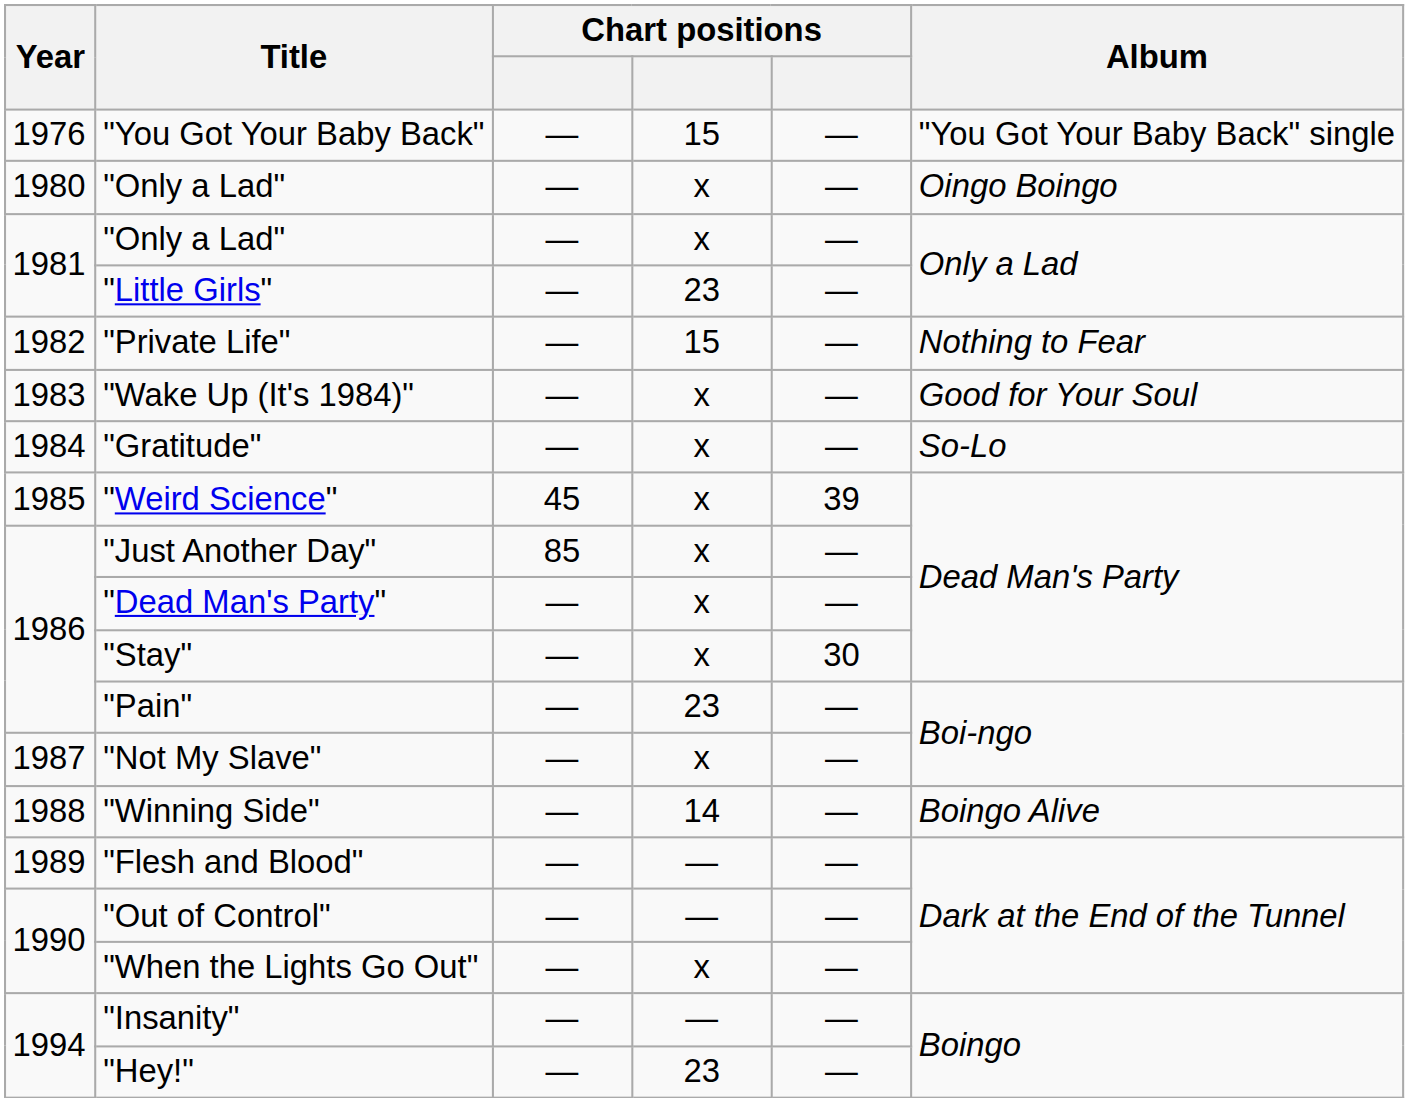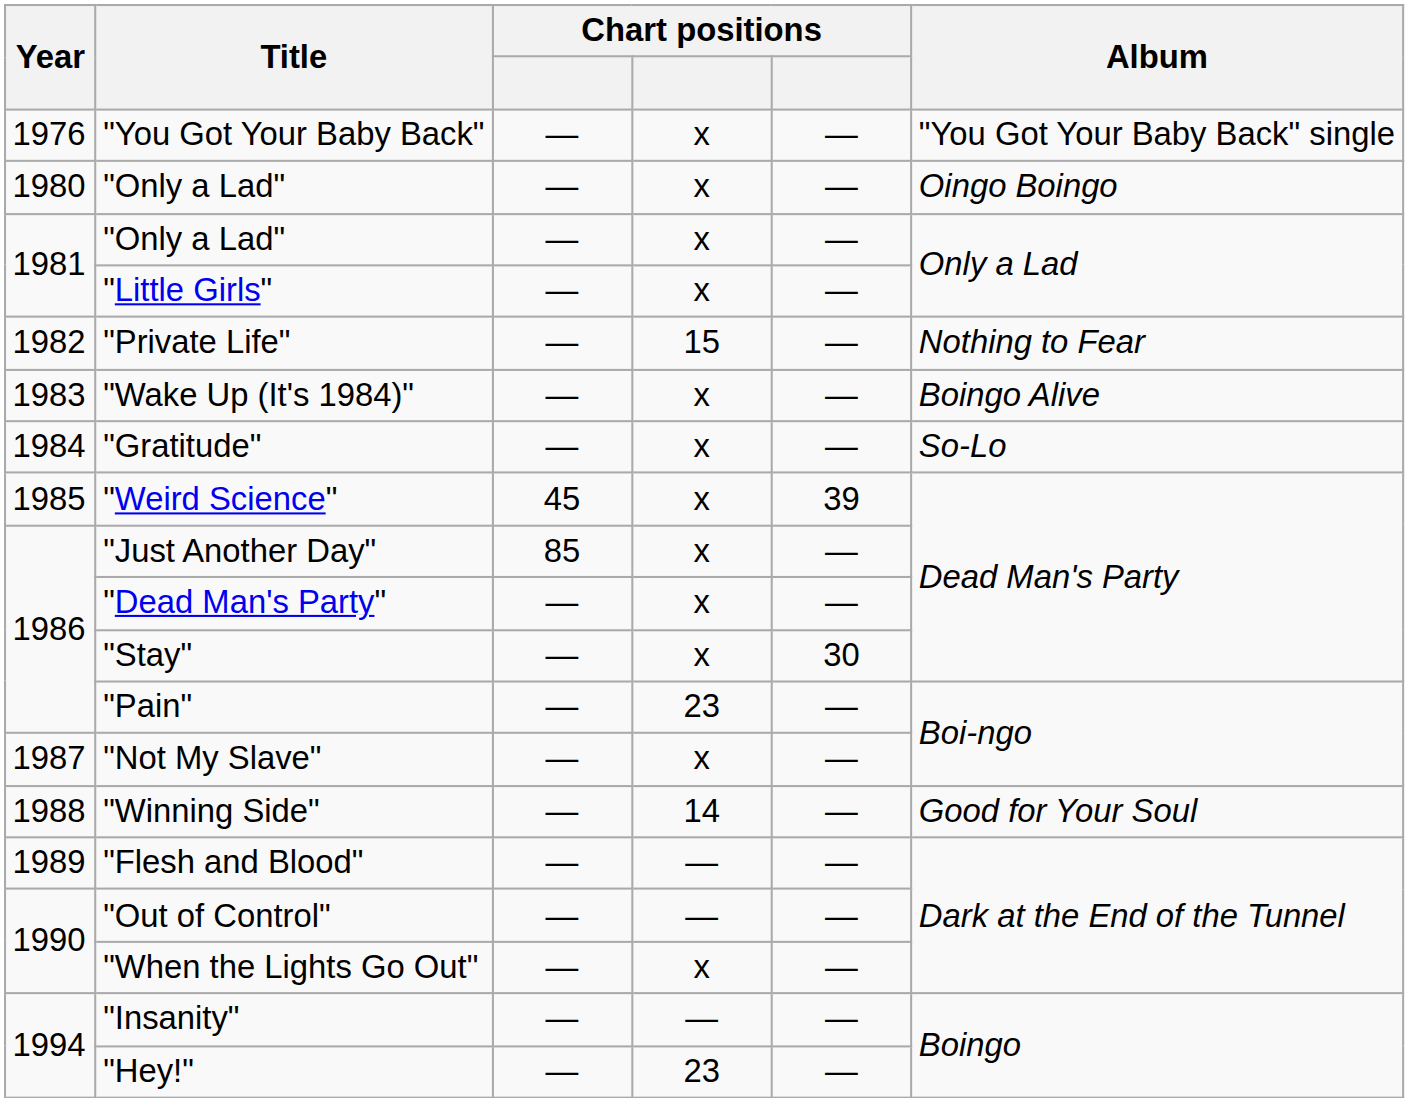(702, 134) 15 -> (702, 134) x
(702, 290) 23 -> (702, 290) x
(1058, 394) Good for Your Soul -> (1009, 394) Boingo Alive
(1009, 810) Boingo Alive -> (1058, 810) Good for Your Soul
